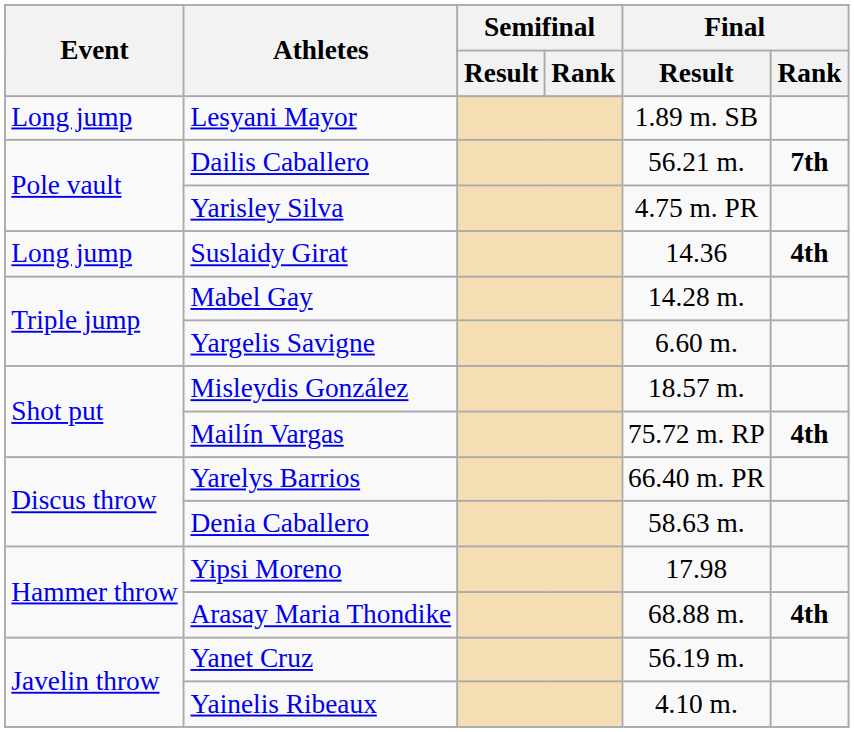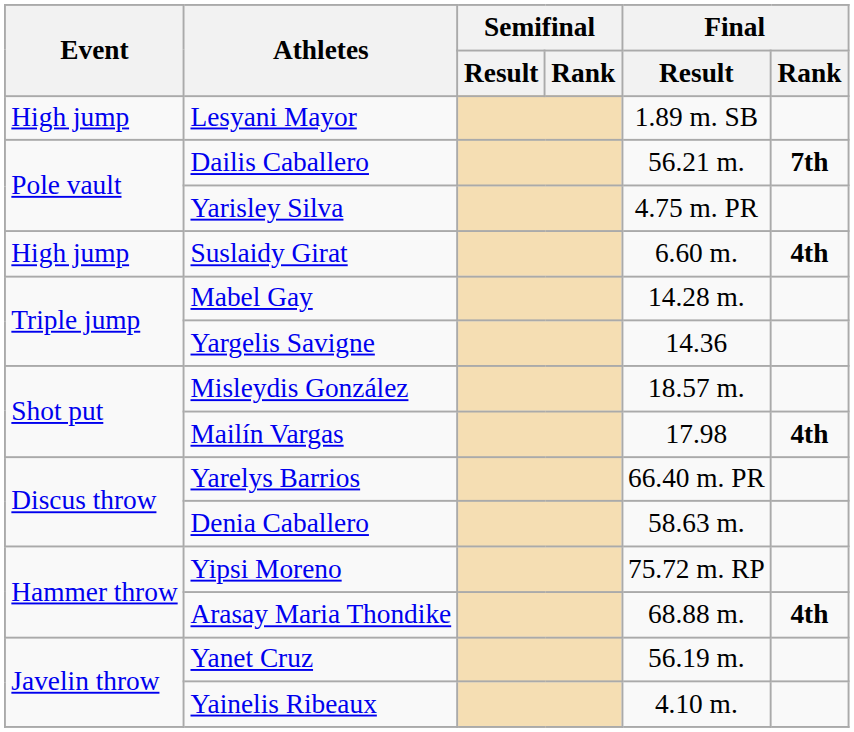(72, 117) Long jump -> (70, 117) High jump
(72, 253) Long jump -> (70, 253) High jump
(696, 253) 14.36 -> (696, 253) 6.60 m.
(696, 343) 6.60 m. -> (696, 343) 14.36
(696, 433) 75.72 m. RP -> (696, 433) 17.98
(696, 568) 17.98 -> (696, 568) 75.72 m. RP
